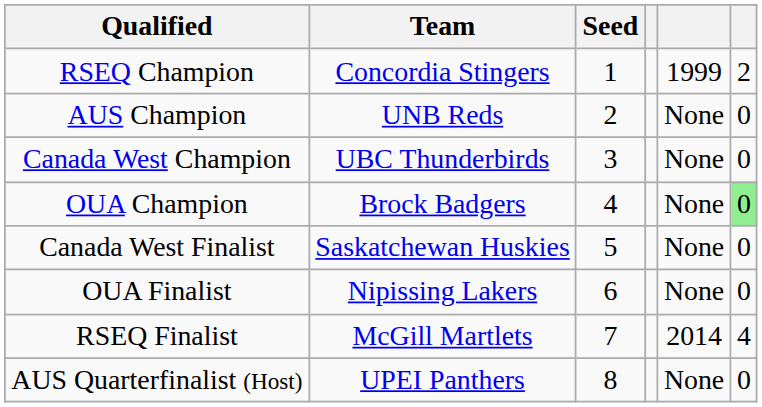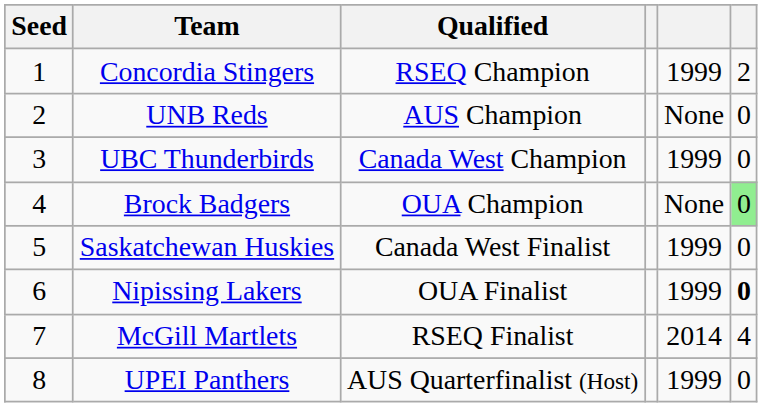columns swapped: (610, 26) <-> (157, 26)
(694, 159) None -> (694, 159) 1999
(694, 247) None -> (694, 247) 1999
(694, 291) None -> (694, 291) 1999
(744, 291) normal -> (744, 291) bold
(694, 379) None -> (694, 379) 1999
